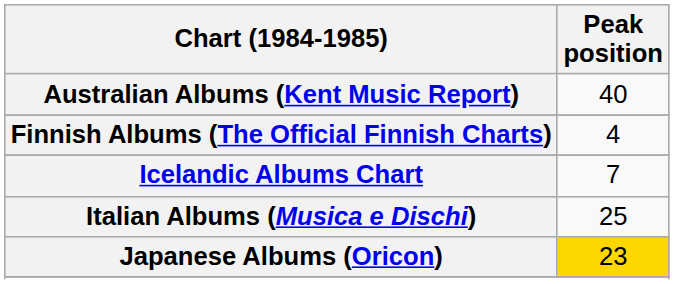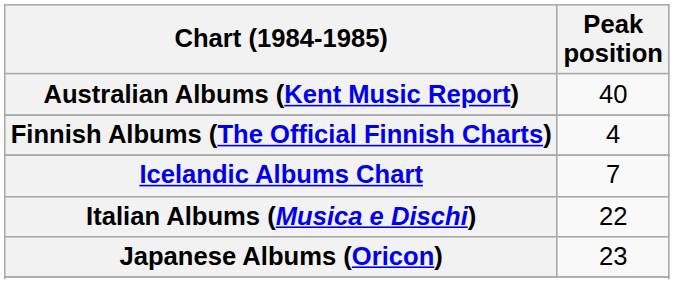(613, 216) 25 -> (613, 216) 22
(613, 256) gold background -> (613, 256) no background
